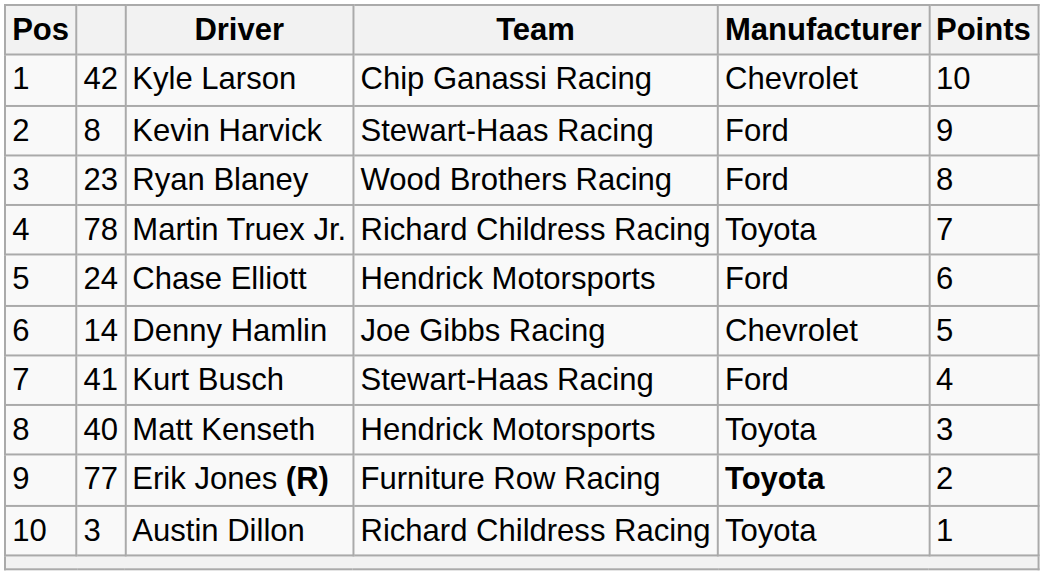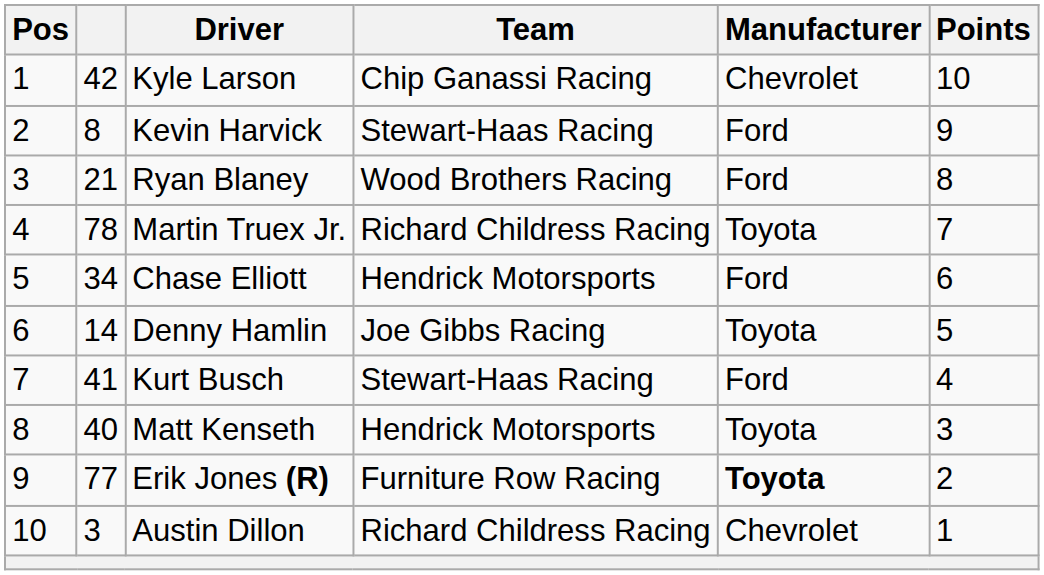(101, 179) 23 -> (101, 179) 21
(101, 279) 24 -> (101, 279) 34
(791, 329) Chevrolet -> (771, 329) Toyota
(771, 529) Toyota -> (791, 529) Chevrolet
